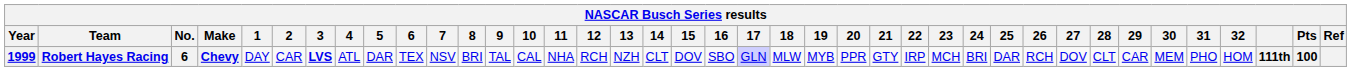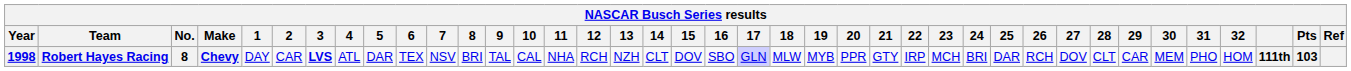(22, 56) 1999 -> (22, 56) 1998
(185, 56) 6 -> (185, 56) 8
(1307, 56) 100 -> (1307, 56) 103
